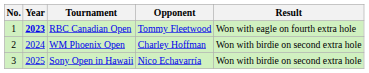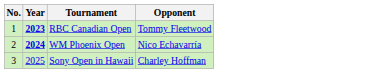- column: (289, 12)
(35, 44) normal -> (35, 44) bold
(172, 44) Charley Hoffman -> (170, 44) Nico Echavarría
(170, 60) Nico Echavarría -> (172, 60) Charley Hoffman
